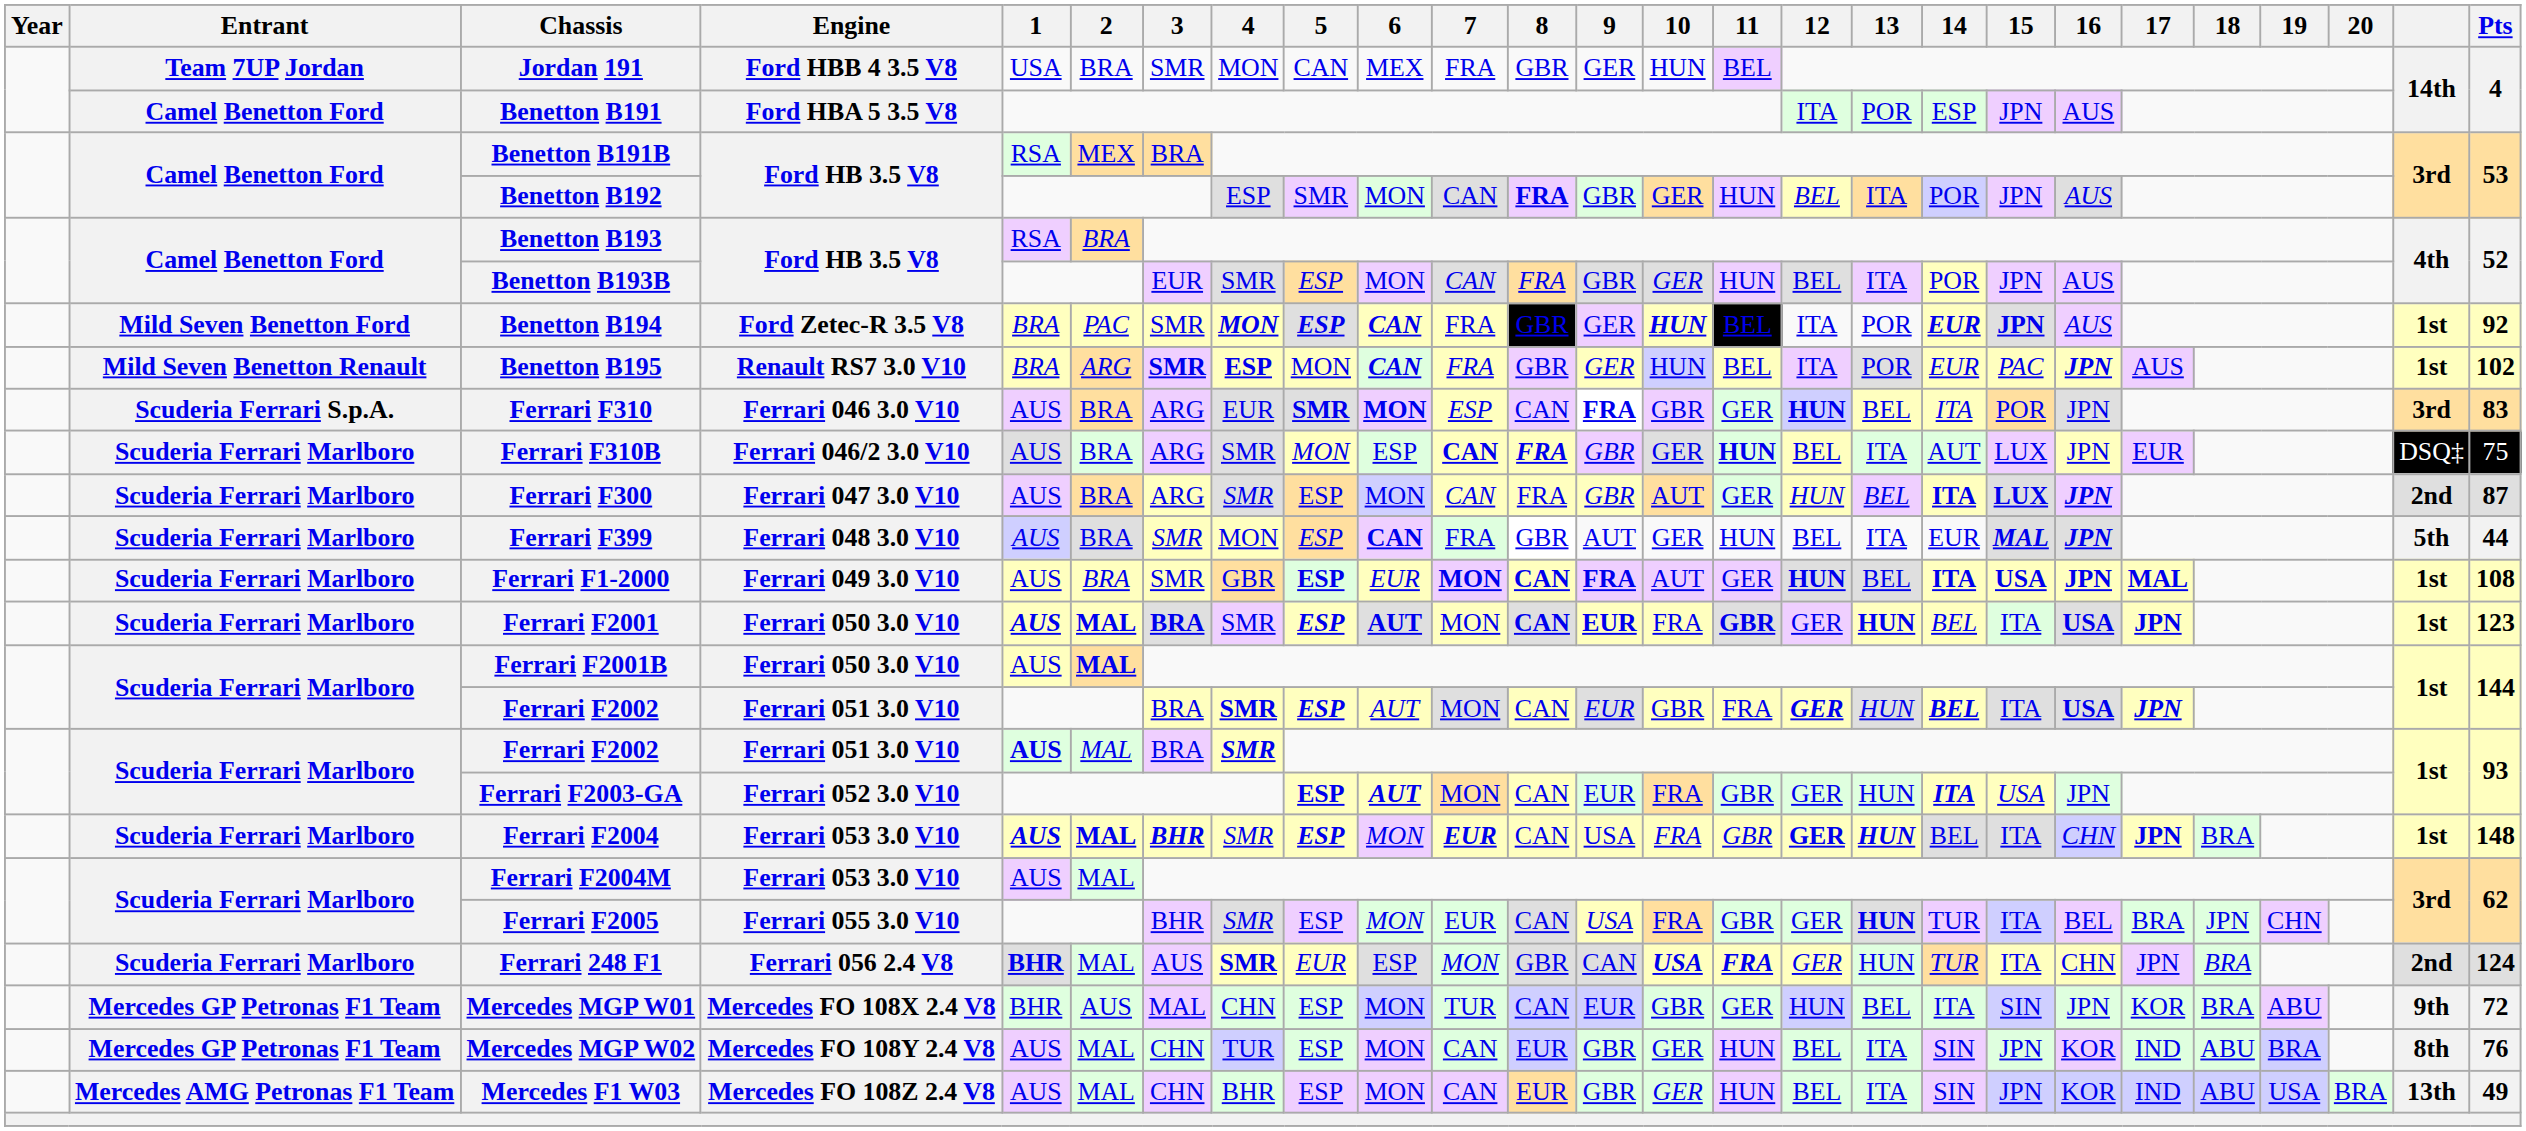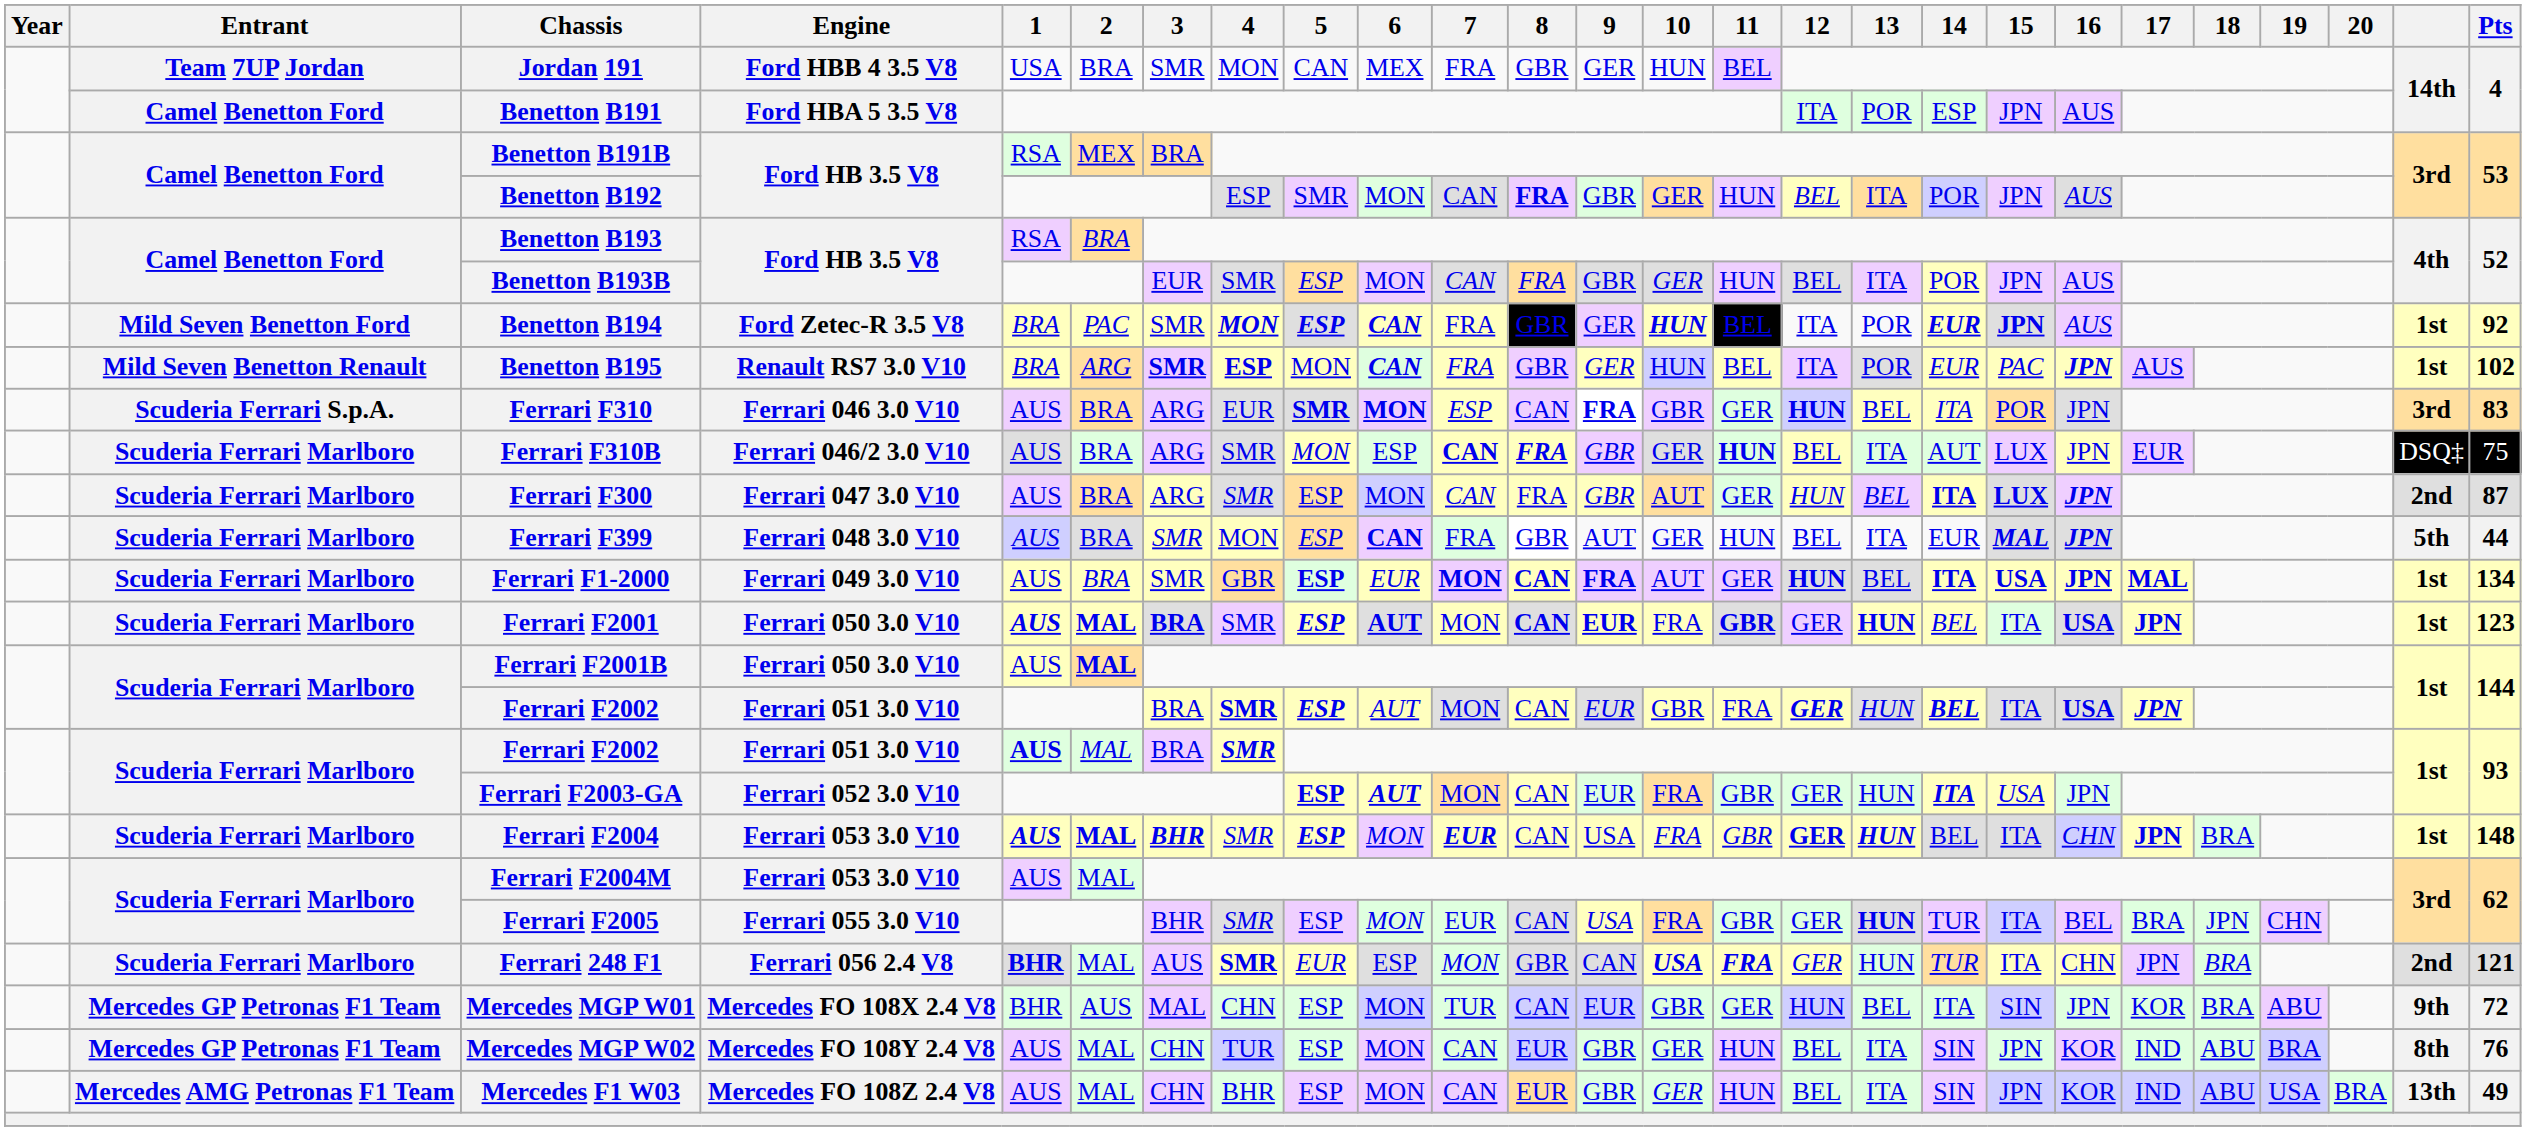(2495, 580) 108 -> (2495, 580) 134
(2495, 963) 124 -> (2495, 963) 121
